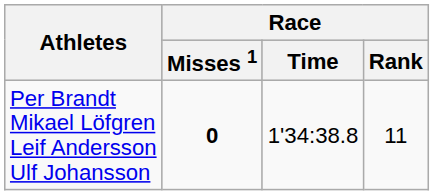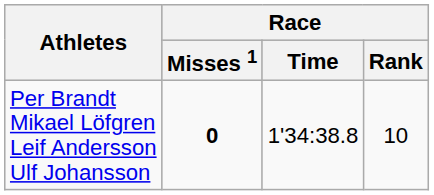(396, 136) 11 -> (396, 136) 10
